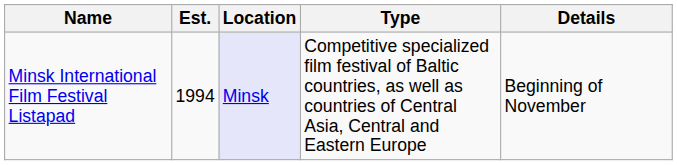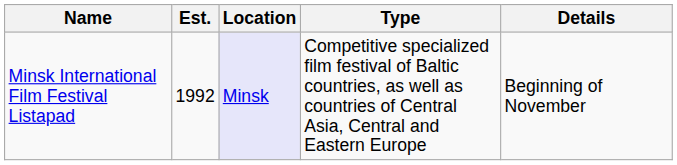(195, 95) 1994 -> (195, 95) 1992
